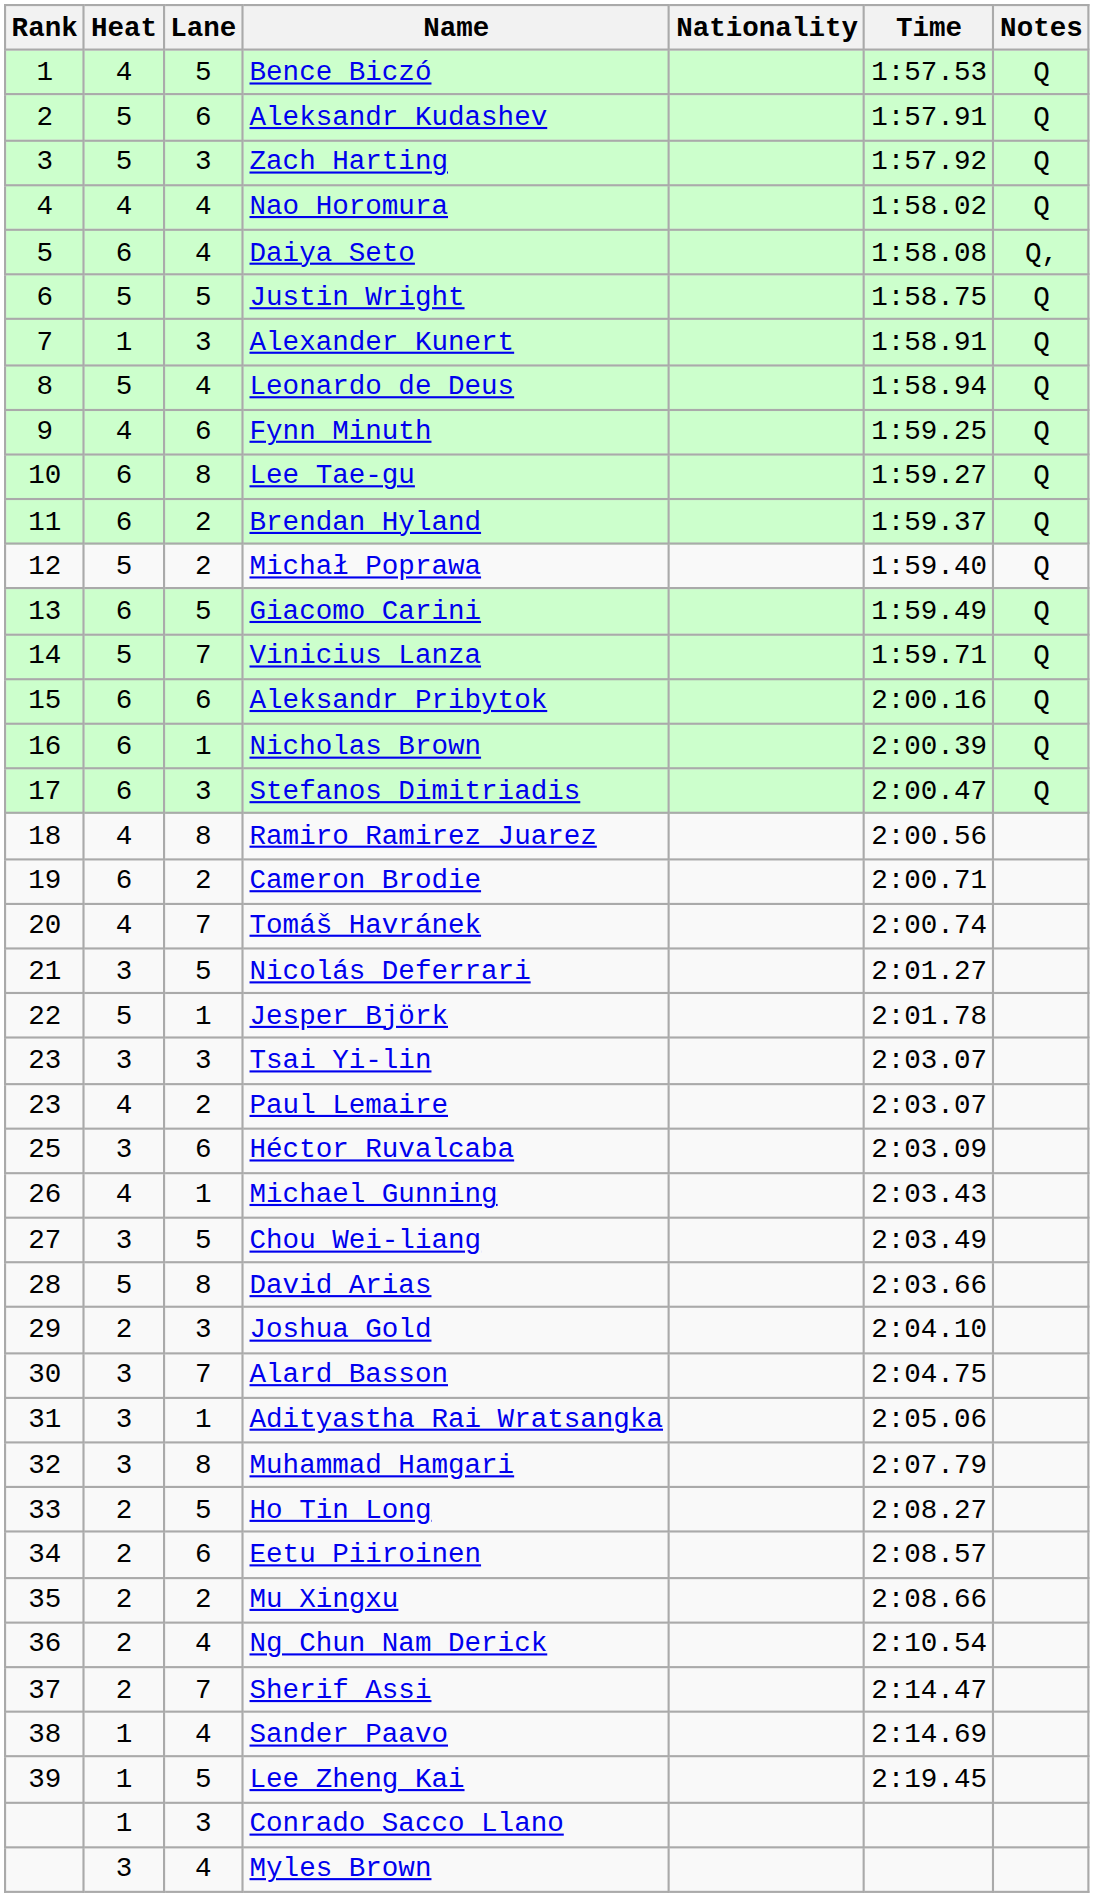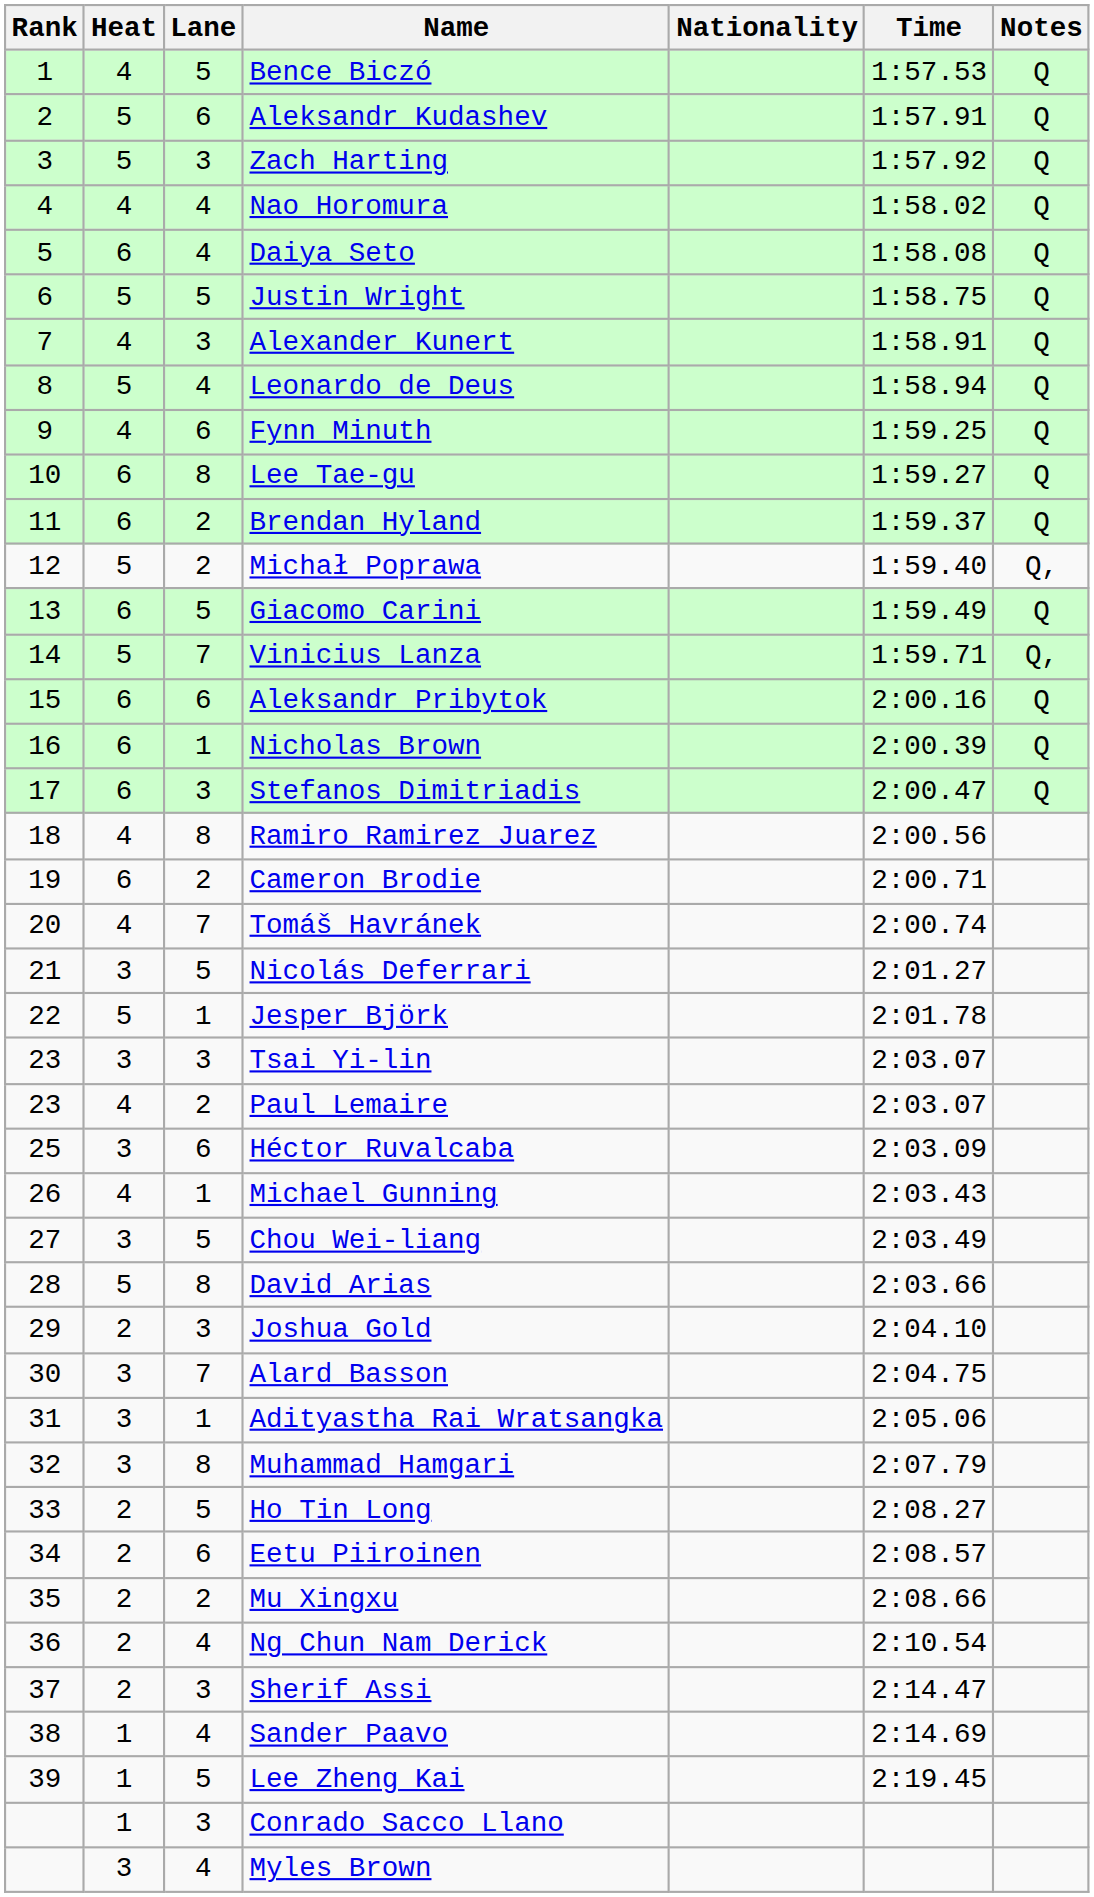(1041, 252) Q, -> (1041, 252) Q
(124, 342) 1 -> (124, 342) 4
(1041, 567) Q -> (1041, 567) Q,
(1041, 656) Q -> (1041, 656) Q,
(203, 1689) 7 -> (203, 1689) 3
